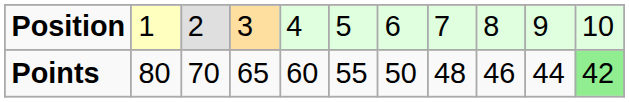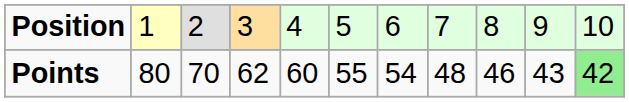(253, 73) 65 -> (253, 73) 62
(401, 73) 50 -> (401, 73) 54
(549, 73) 44 -> (549, 73) 43
